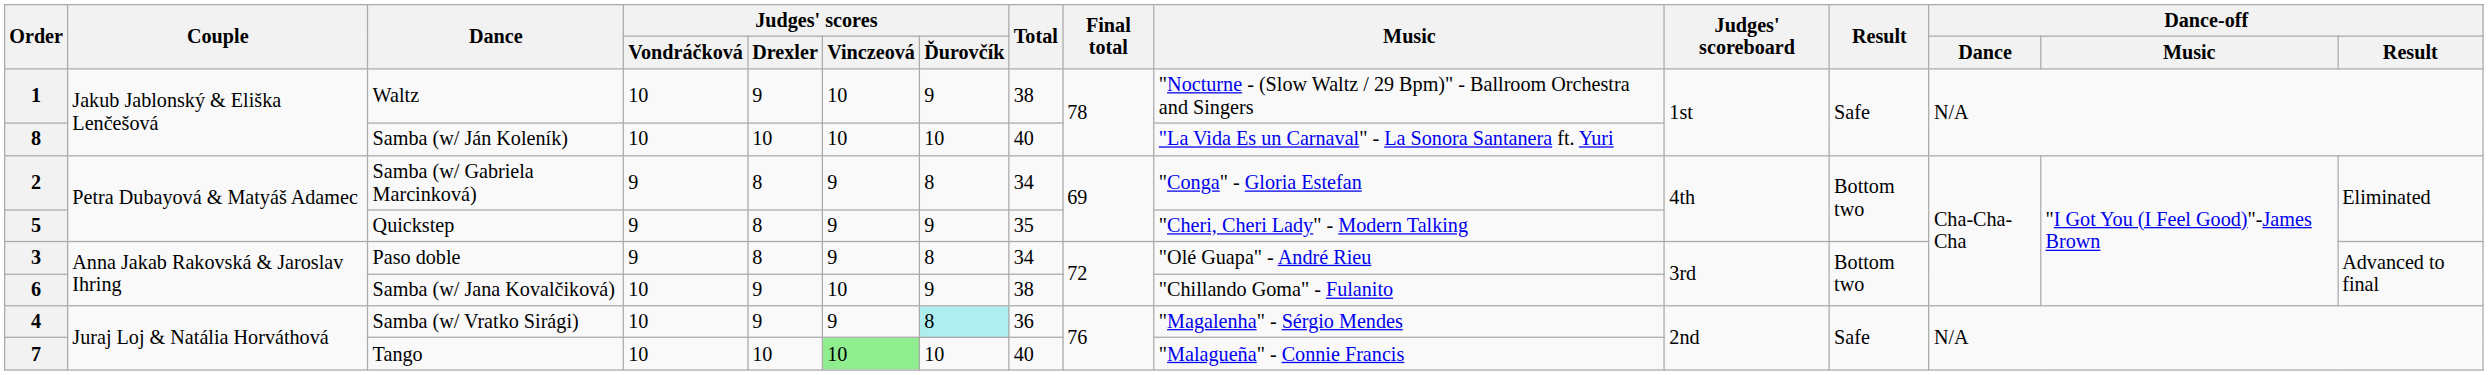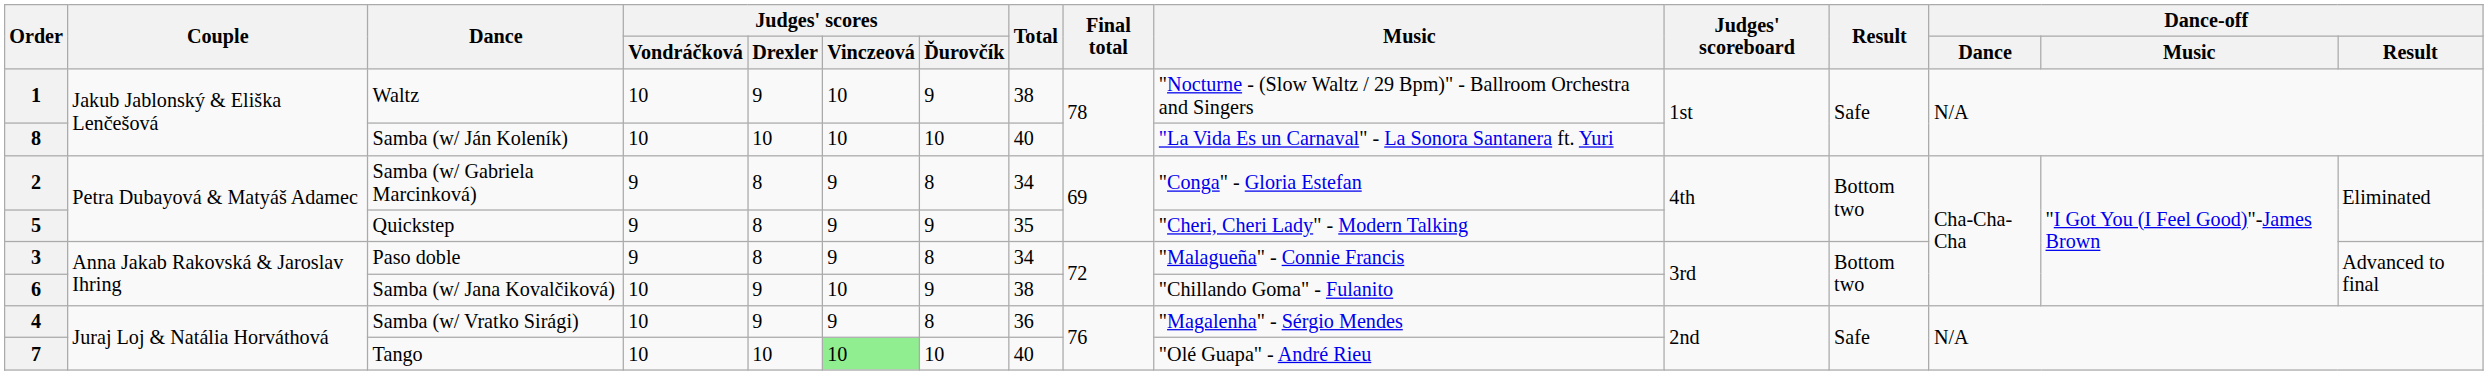(1265, 257) "Olé Guapa" - André Rieu -> (1282, 257) "Malagueña" - Connie Francis
(929, 321) paleturquoise background -> (929, 321) no background
(1282, 353) "Malagueña" - Connie Francis -> (1265, 353) "Olé Guapa" - André Rieu
